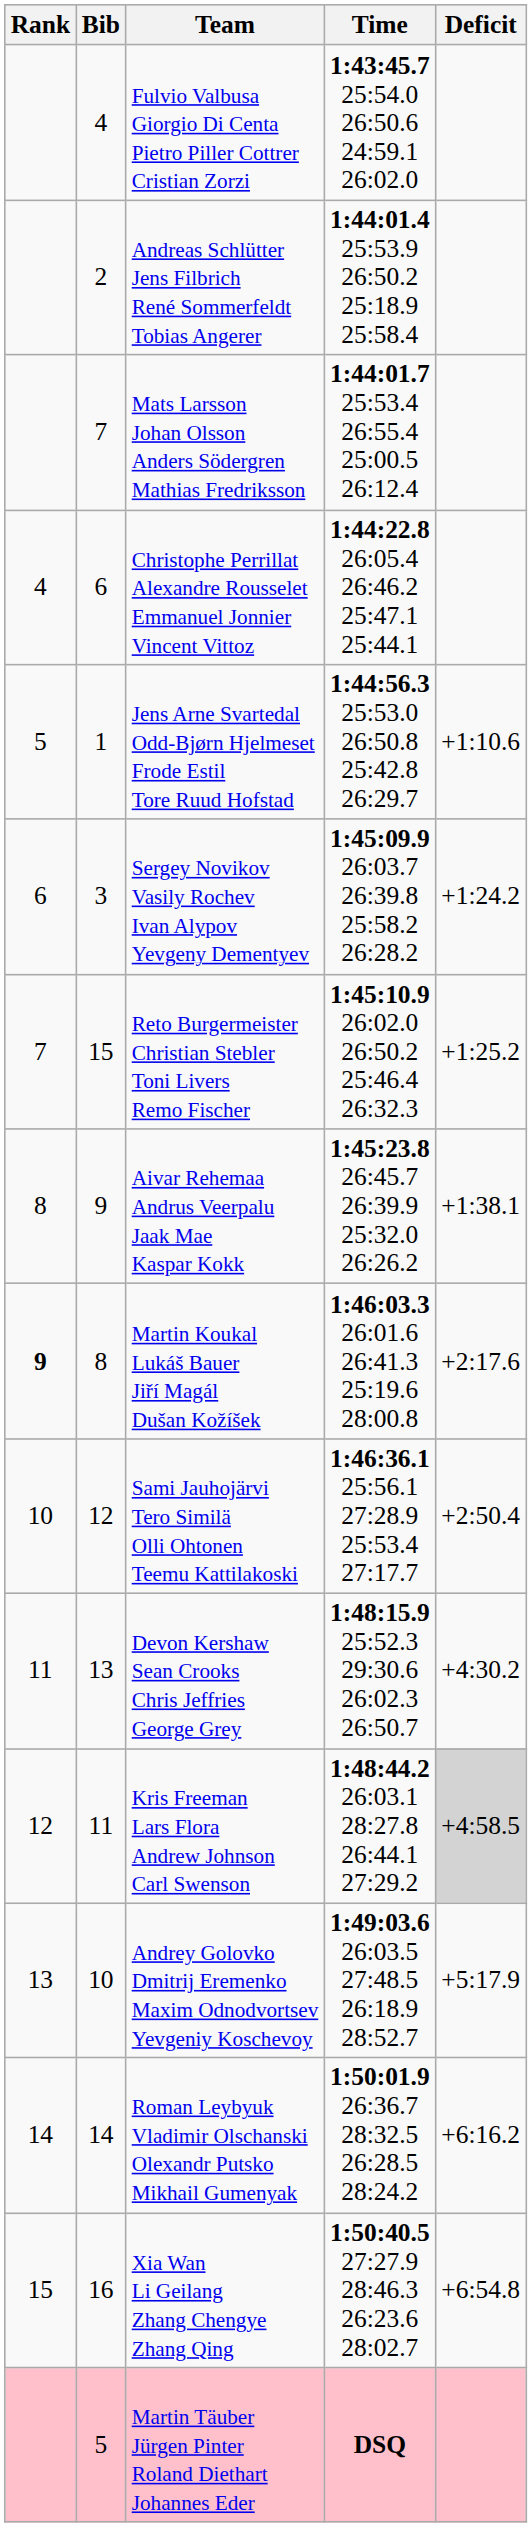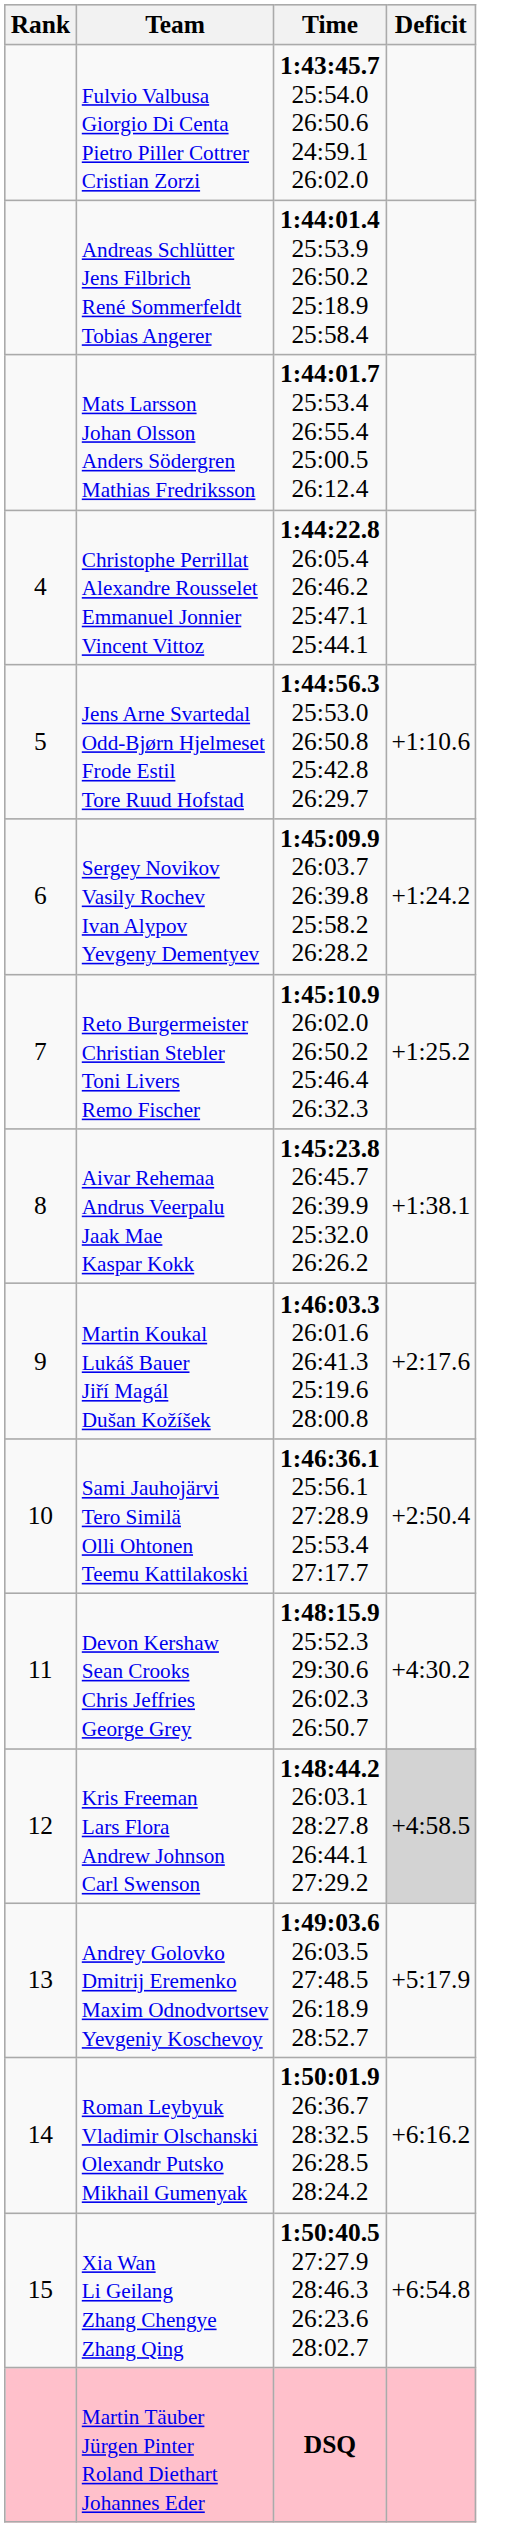- column: (101, 24)
(40, 1360) bold -> (40, 1360) normal
